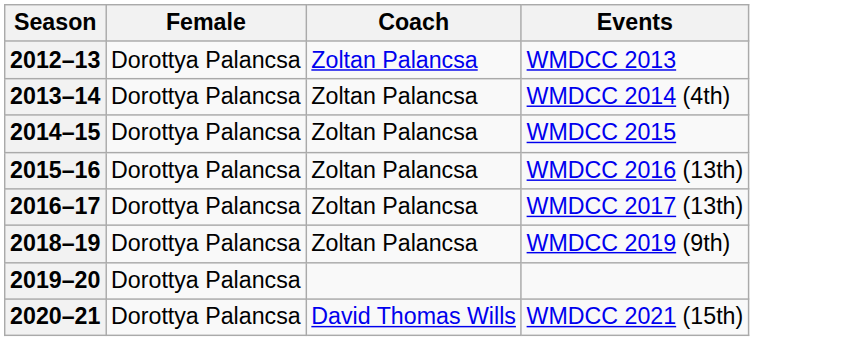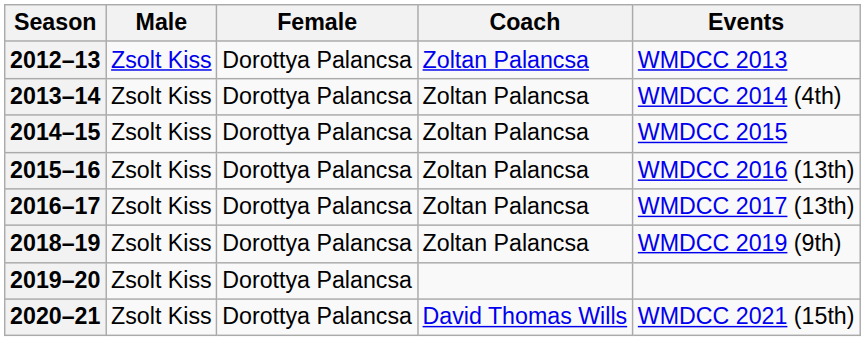+ column: (161, 22)
